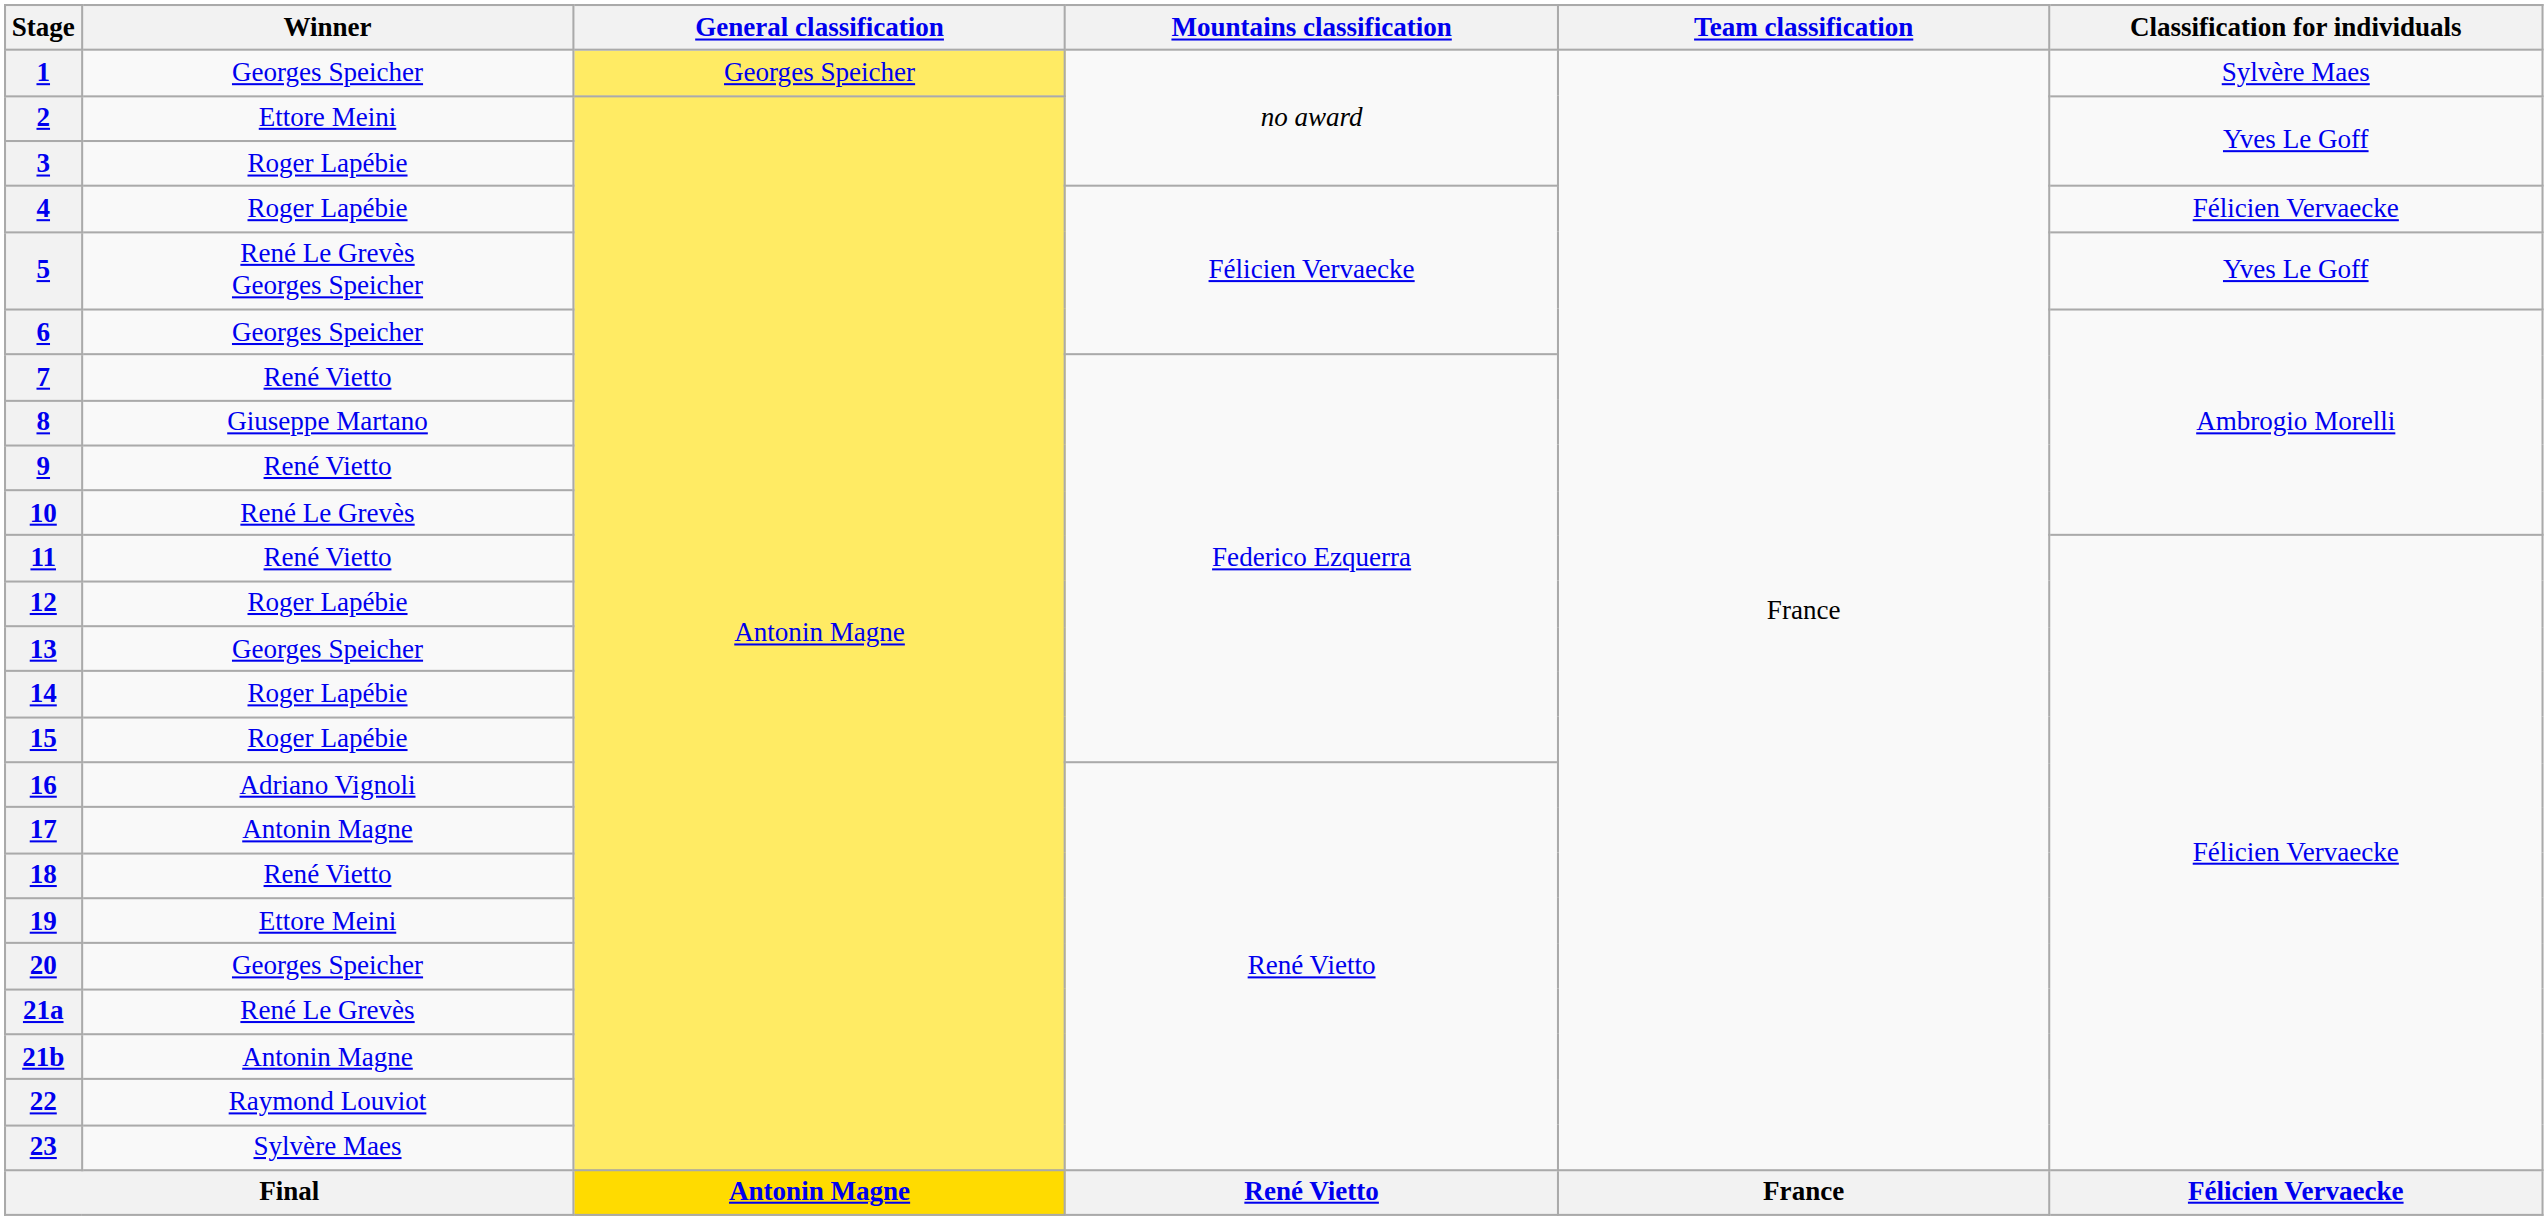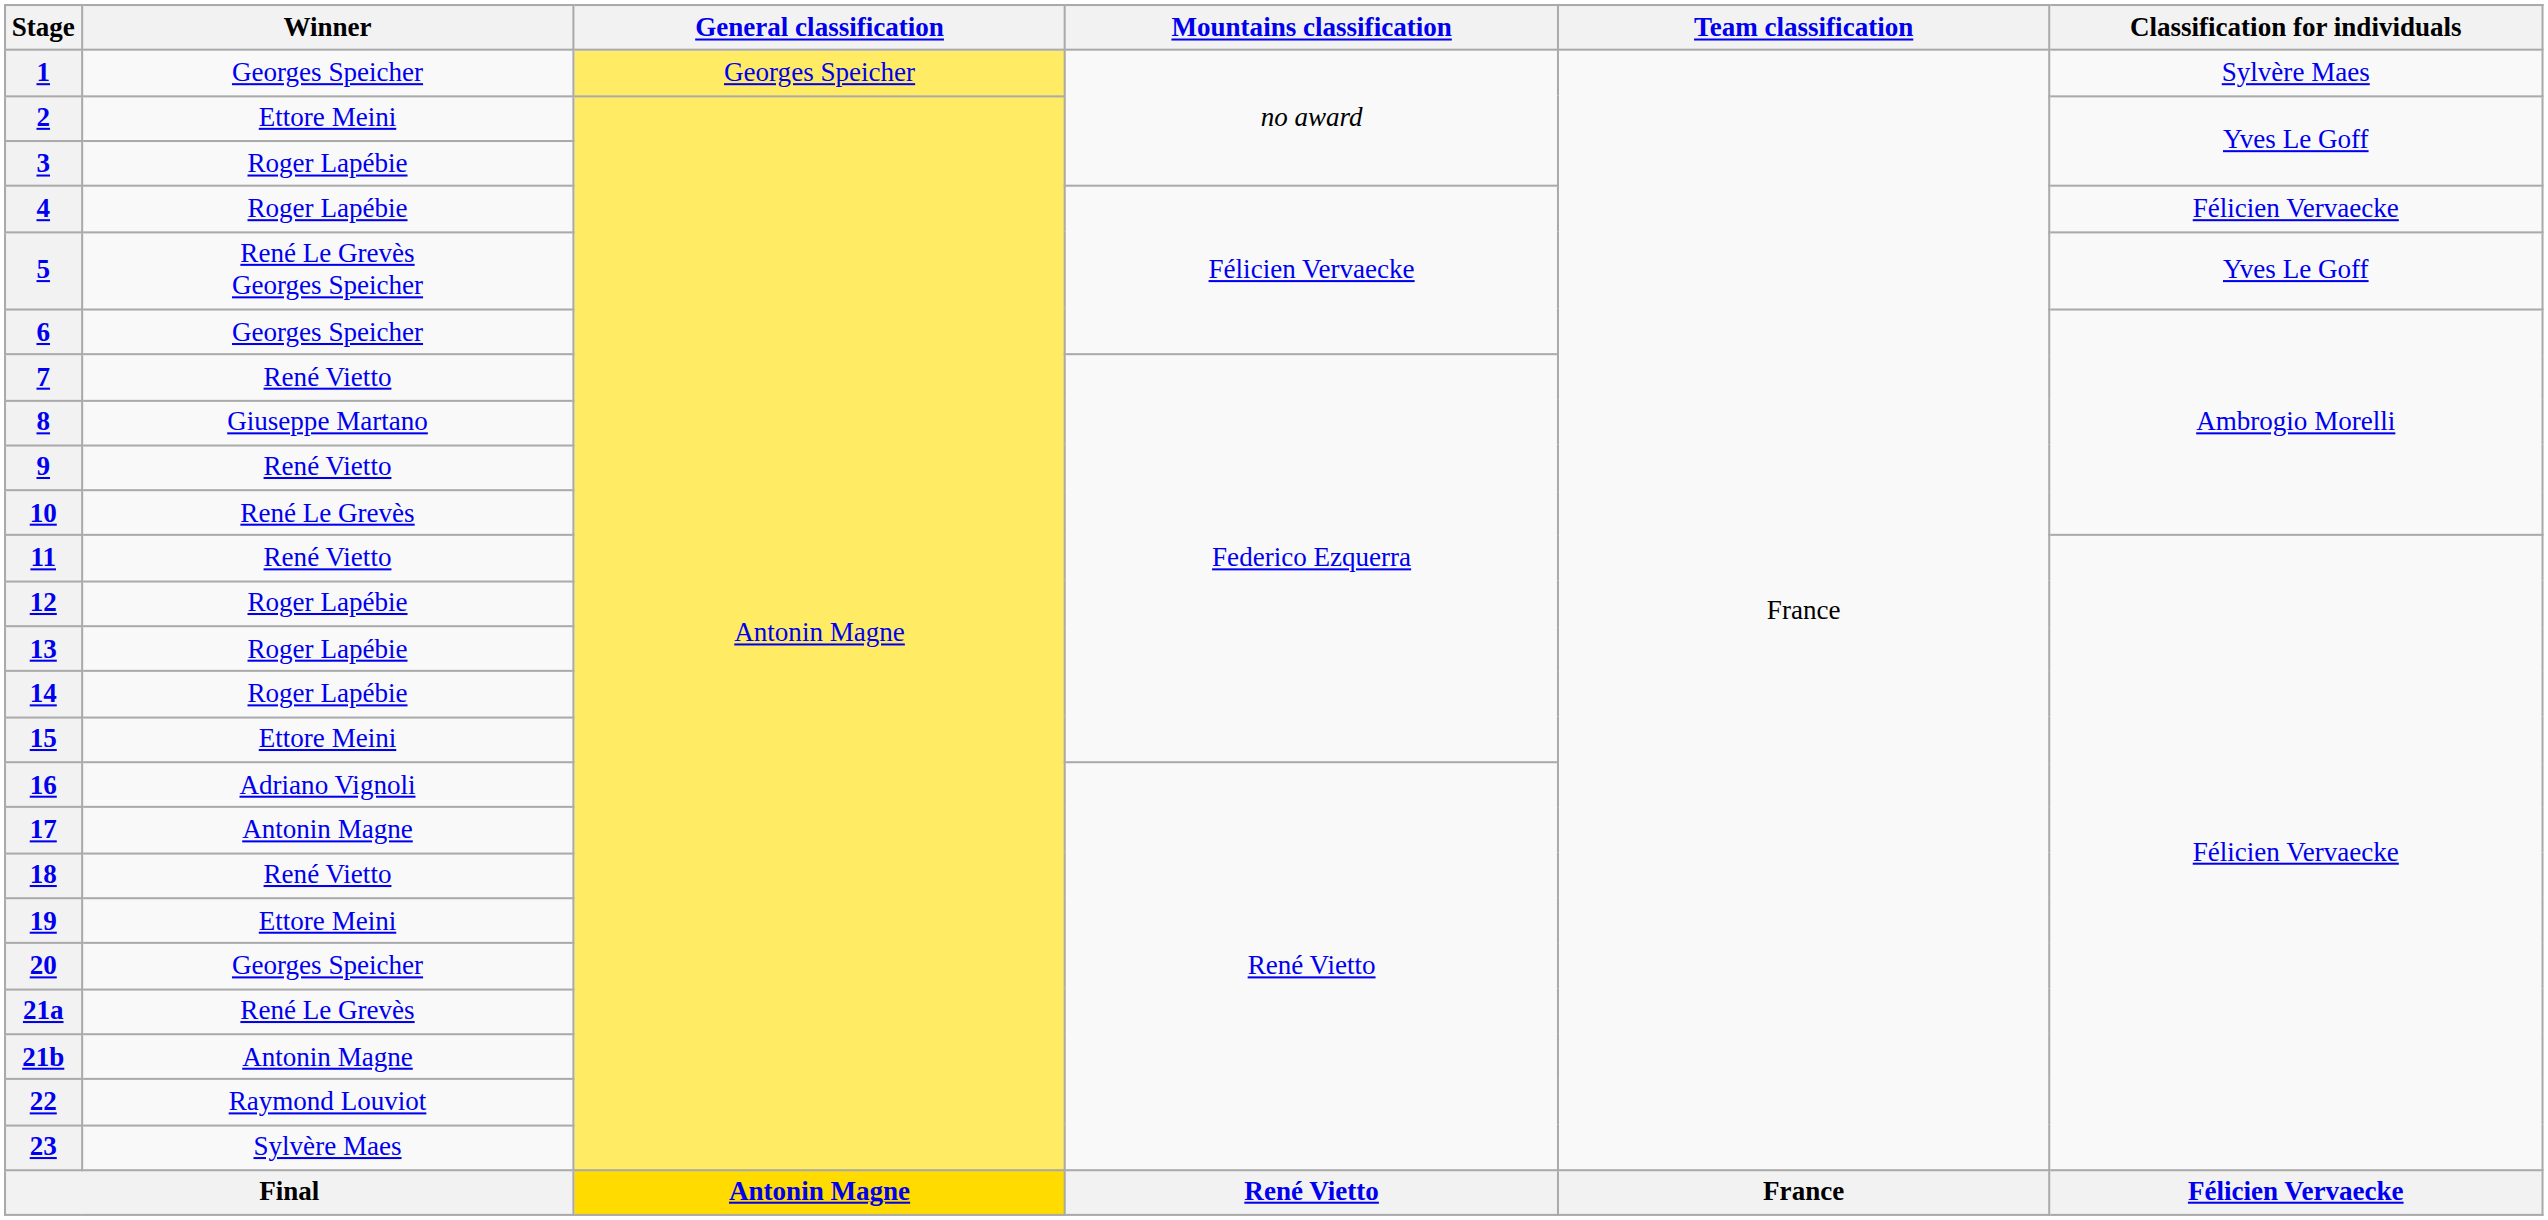(328, 648) Georges Speicher -> (328, 648) Roger Lapébie
(328, 739) Roger Lapébie -> (328, 739) Ettore Meini
